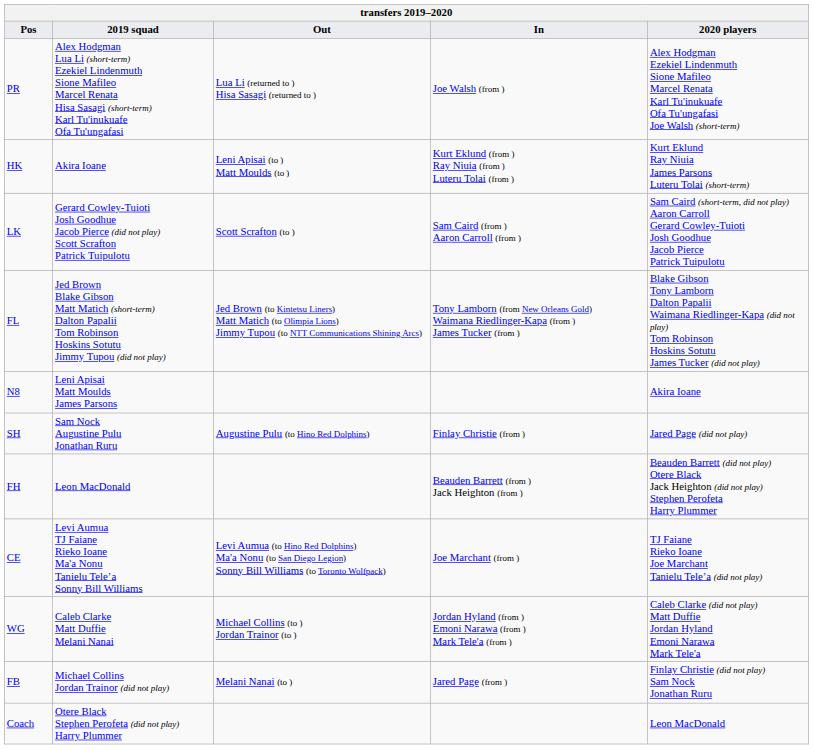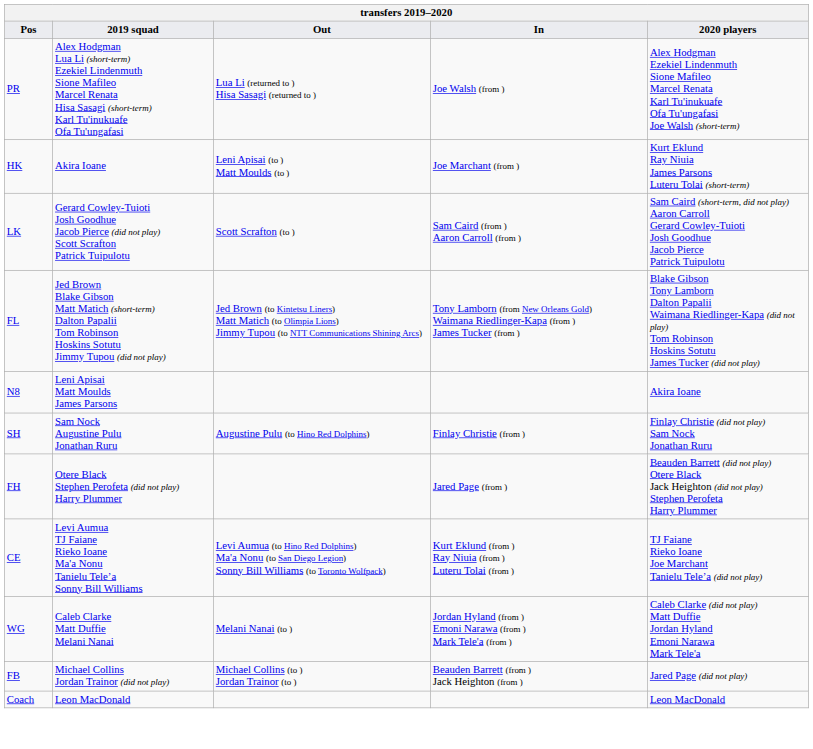(474, 166) Kurt Eklund (from ) Ray Niuia (from ) Luteru Tolai (from ) -> (476, 166) Joe Marchant (from )
(699, 433) Jared Page (did not play) -> (708, 433) Finlay Christie (did not play) Sam Nock Jonathan Ruru
(93, 486) Leon MacDonald -> (117, 486) Otere Black Stephen Perofeta (did not play) Harry Plummer
(482, 486) Beauden Barrett (from ) Jack Heighton (from ) -> (470, 486) Jared Page (from )
(476, 557) Joe Marchant (from ) -> (474, 557) Kurt Eklund (from ) Ray Niuia (from ) Luteru Tolai (from )
(259, 629) Michael Collins (to ) Jordan Trainor (to ) -> (254, 629) Melani Nanai (to )
(254, 682) Melani Nanai (to ) -> (259, 676) Michael Collins (to ) Jordan Trainor (to )
(470, 682) Jared Page (from ) -> (482, 676) Beauden Barrett (from ) Jack Heighton (from )
(708, 682) Finlay Christie (did not play) Sam Nock Jonathan Ruru -> (699, 676) Jared Page (did not play)
(117, 723) Otere Black Stephen Perofeta (did not play) Harry Plummer -> (93, 699) Leon MacDonald
